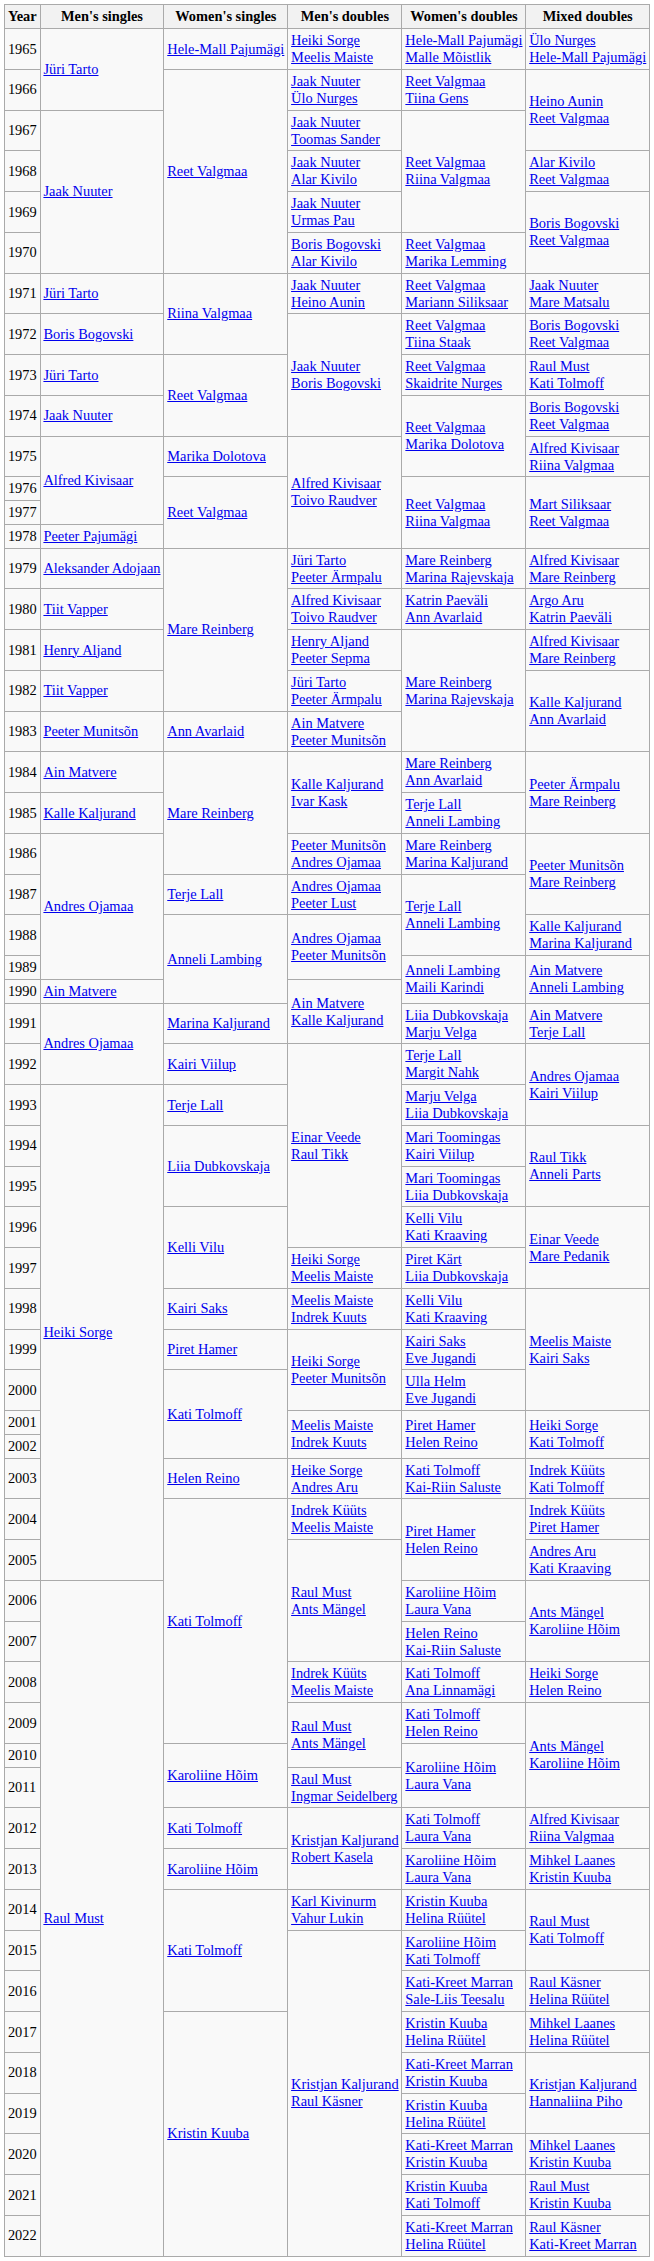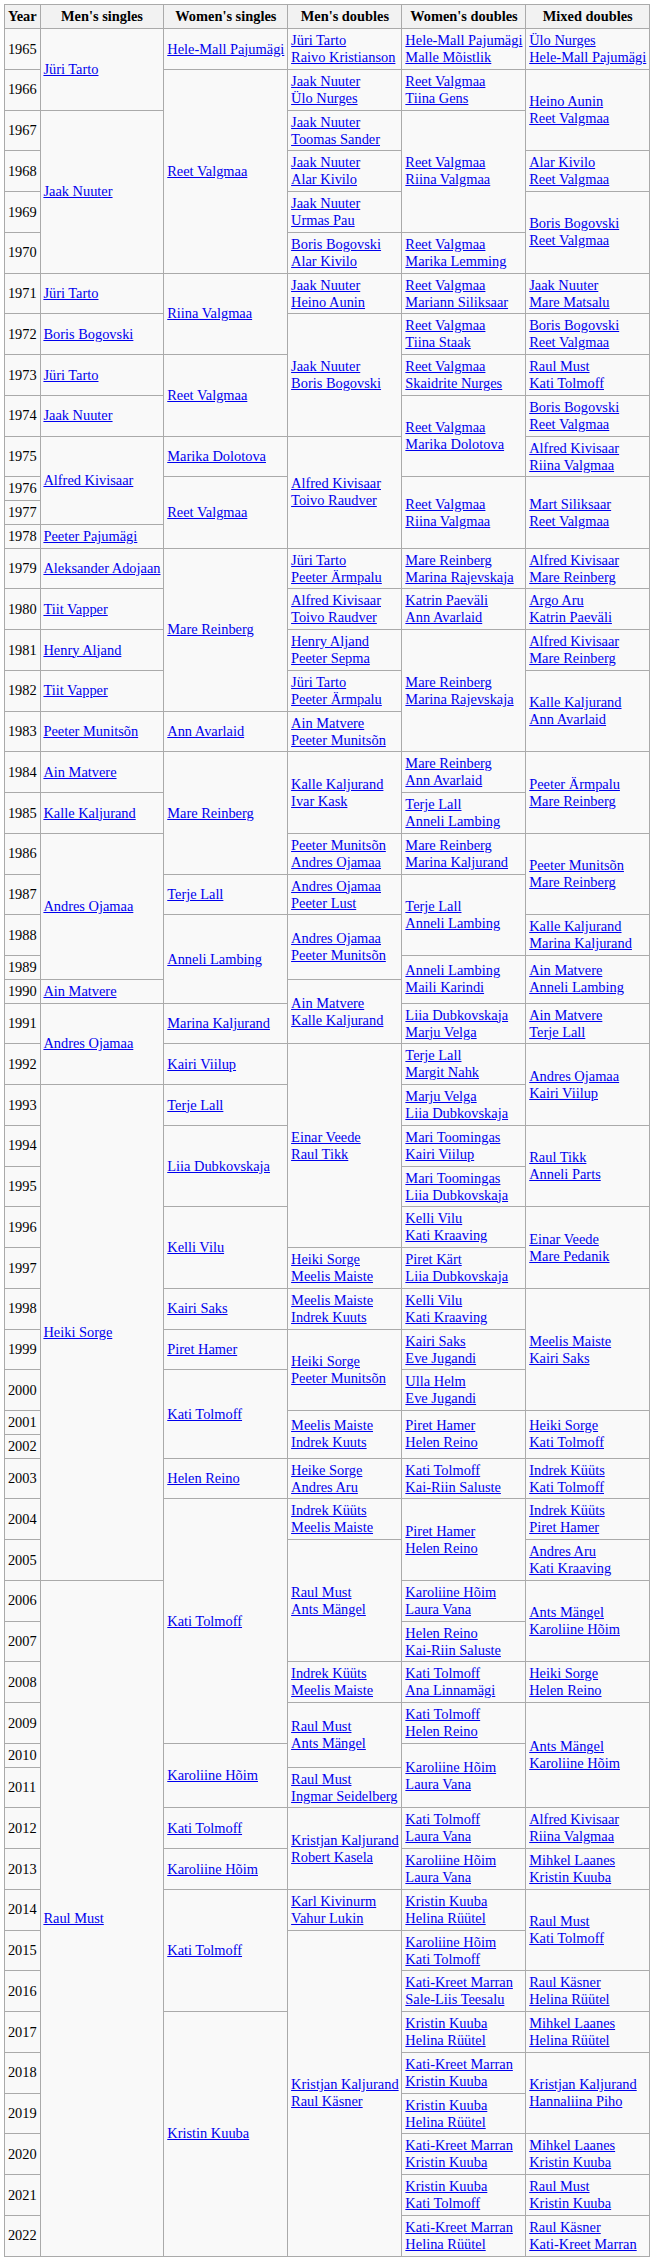(332, 49) Heiki Sorge Meelis Maiste -> (343, 49) Jüri Tarto Raivo Kristianson
